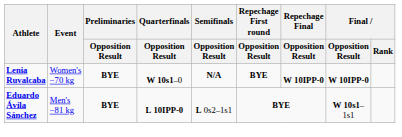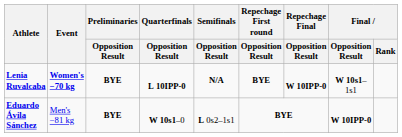(66, 76) normal -> (67, 81) bold
(164, 81) W 10s1–0 -> (167, 86) L 10IPP-0
(348, 81) W 10IPP-0 -> (351, 86) W 10s1–1s1
(164, 110) L 10IPP-0 -> (167, 121) W 10s1–0
(348, 110) W 10s1–1s1 -> (351, 121) W 10IPP-0
